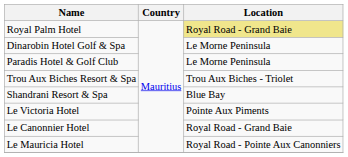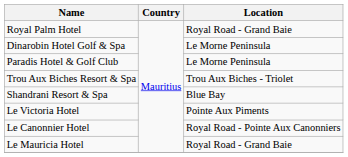(239, 29) khaki background -> (239, 29) no background
(239, 128) Royal Road - Grand Baie -> (263, 128) Royal Road - Pointe Aux Canonniers
(263, 144) Royal Road - Pointe Aux Canonniers -> (239, 144) Royal Road - Grand Baie
